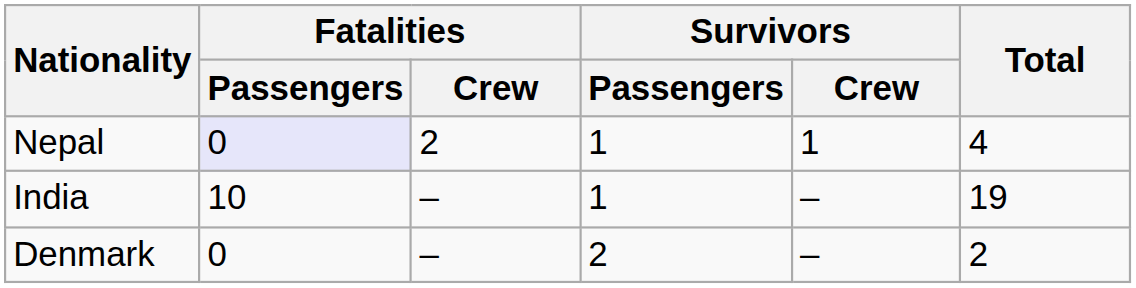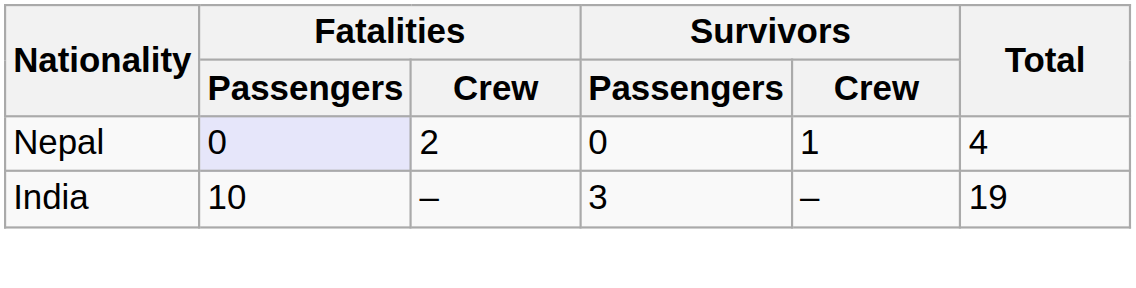(598, 142) 1 -> (598, 142) 0
(598, 198) 1 -> (598, 198) 3
- row: (84, 253)
